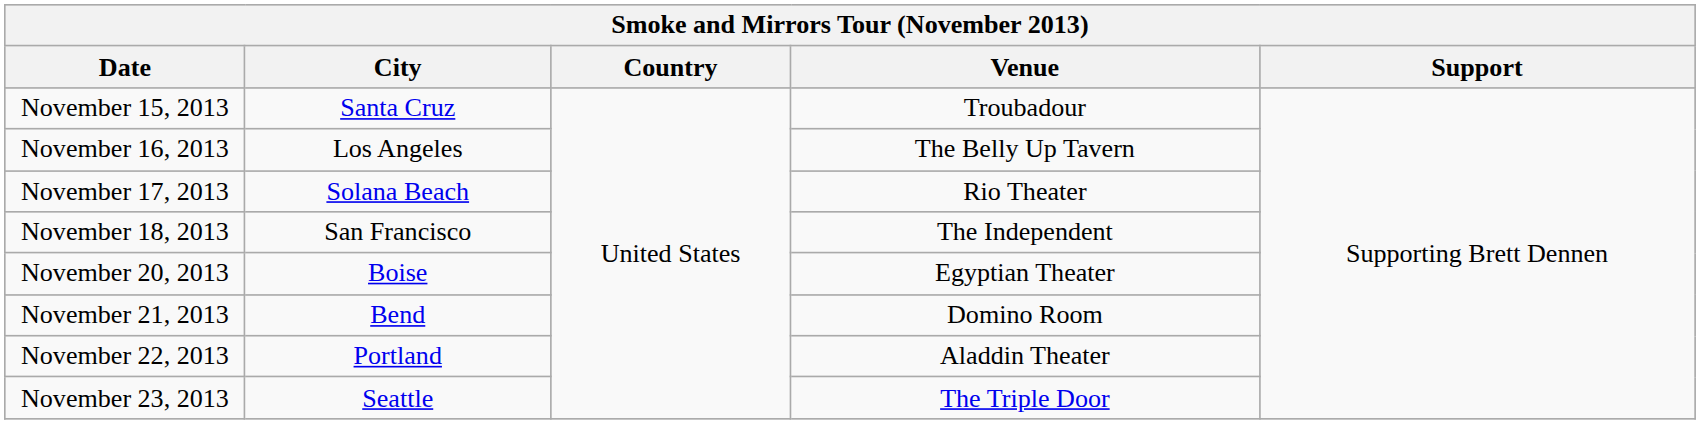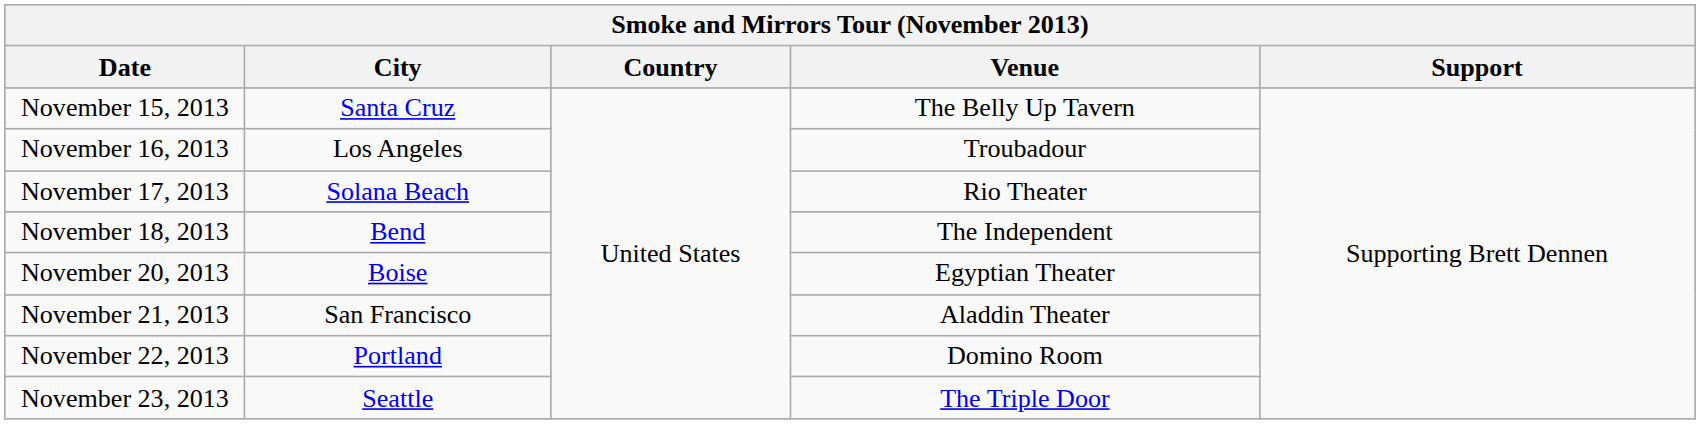(1025, 107) Troubadour -> (1025, 107) The Belly Up Tavern
(1025, 149) The Belly Up Tavern -> (1025, 149) Troubadour
(398, 231) San Francisco -> (398, 231) Bend
(398, 314) Bend -> (398, 314) San Francisco
(1025, 314) Domino Room -> (1025, 314) Aladdin Theater
(1025, 356) Aladdin Theater -> (1025, 356) Domino Room
